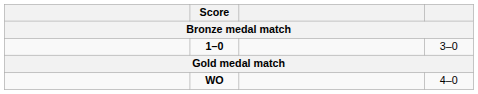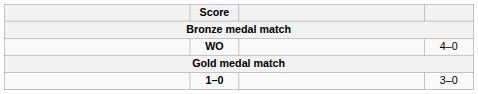rows swapped: (214, 81) <-> (214, 47)
